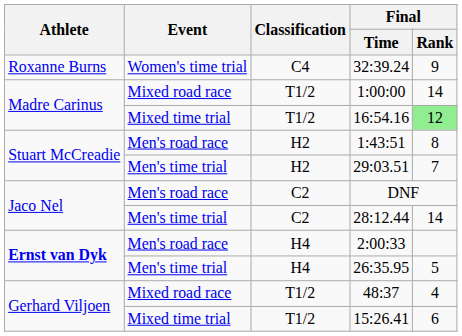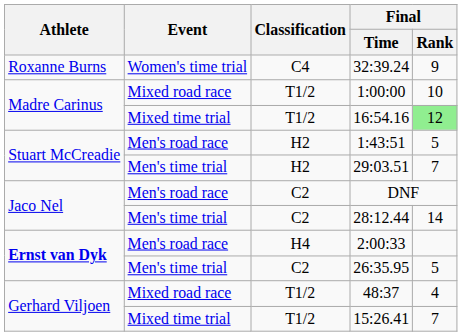(435, 92) 14 -> (435, 92) 10
(435, 142) 8 -> (435, 142) 5
(300, 268) H4 -> (300, 268) C2
(435, 318) 6 -> (435, 318) 7
